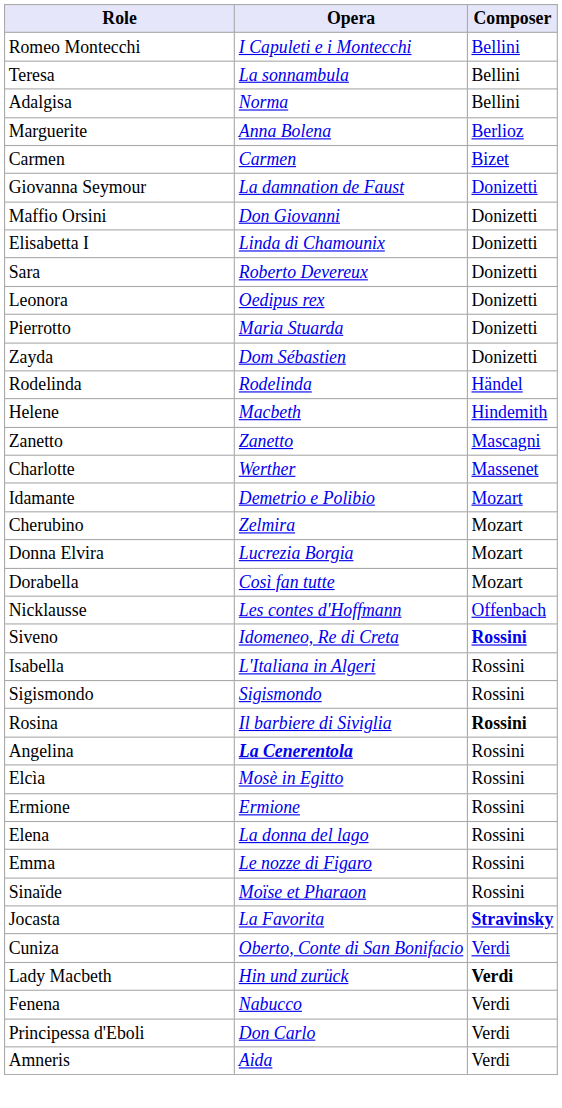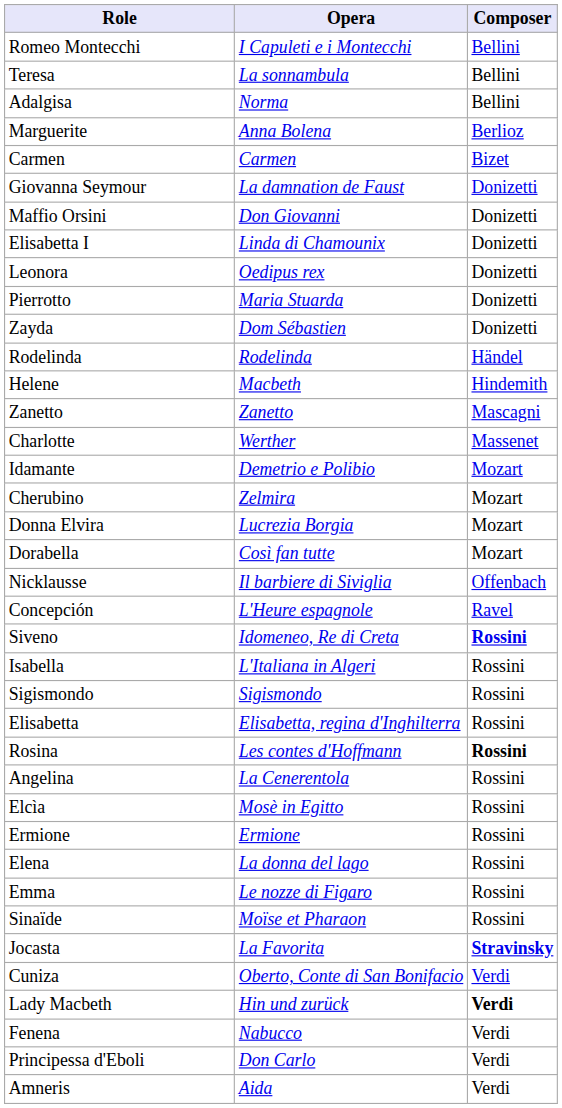- row: (24, 272)
(320, 610) Les contes d'Hoffmann -> (315, 581) Il barbiere di Siviglia
+ row: (51, 610)
+ row: (44, 722)
(315, 722) Il barbiere di Siviglia -> (320, 750) Les contes d'Hoffmann
(296, 750) bold -> (294, 779) normal
